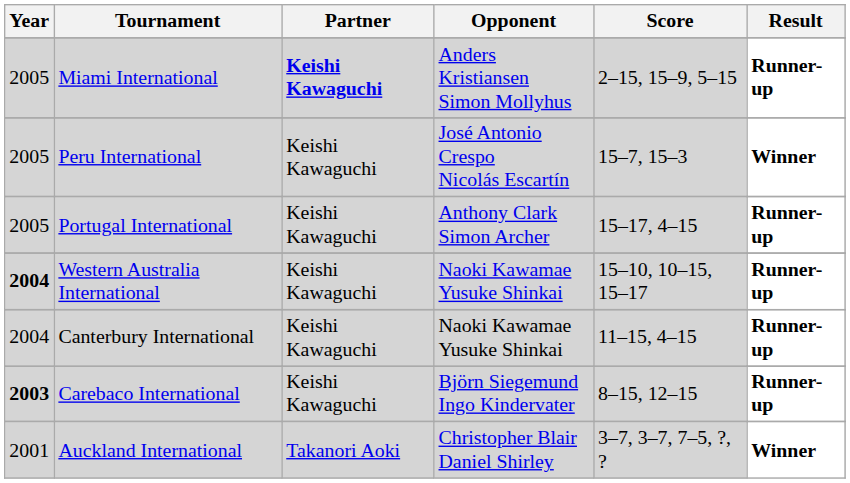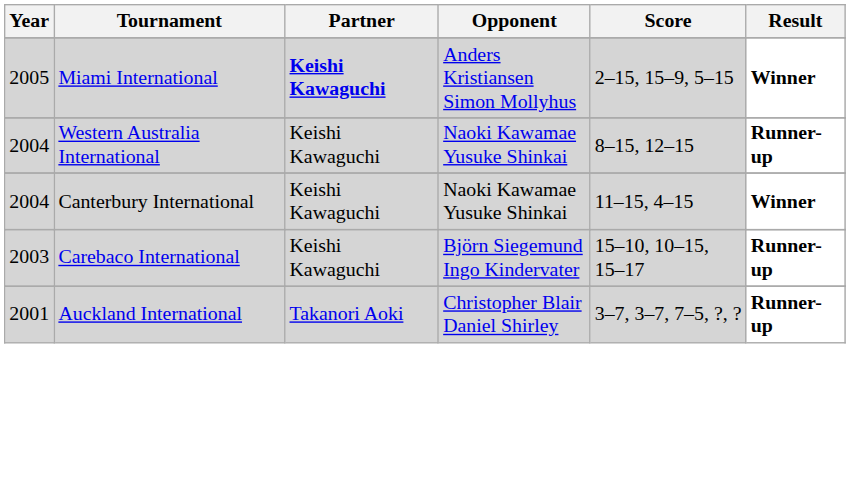(787, 77) Runner-up -> (783, 77) Winner
- row: (130, 157)
- row: (145, 225)
(29, 281) bold -> (29, 145) normal
(655, 281) 15–10, 10–15, 15–17 -> (644, 145) 8–15, 12–15
(787, 337) Runner-up -> (783, 201) Winner
(29, 393) bold -> (29, 257) normal
(648, 393) 8–15, 12–15 -> (652, 257) 15–10, 10–15, 15–17
(784, 450) Winner -> (786, 314) Runner-up
